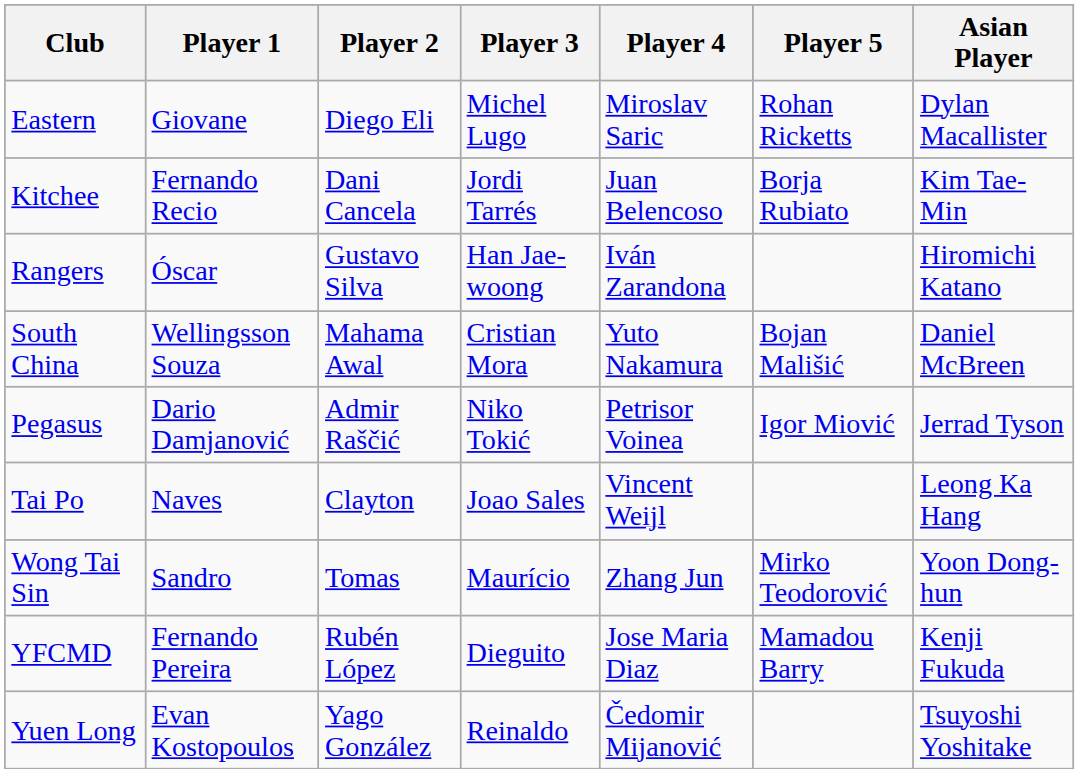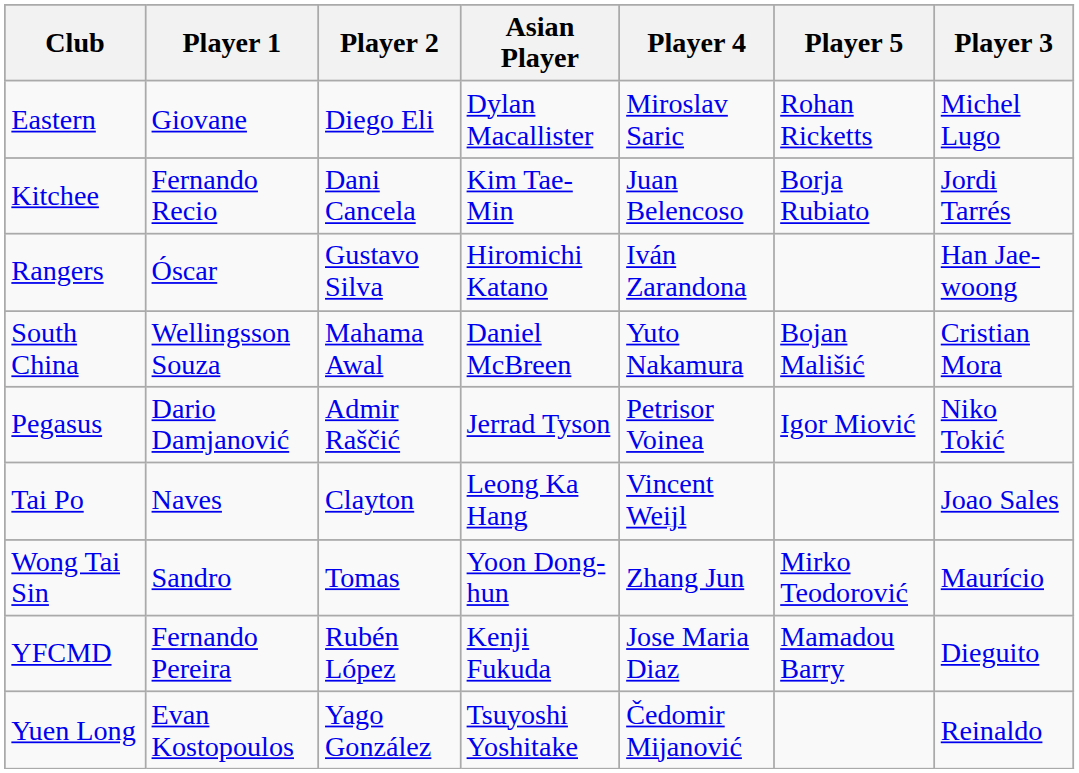columns swapped: (530, 42) <-> (993, 42)
